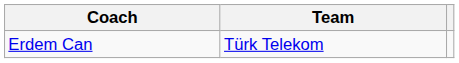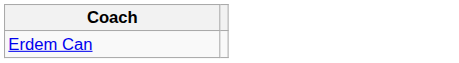- column: (333, 17)
